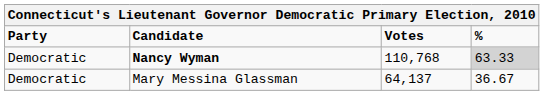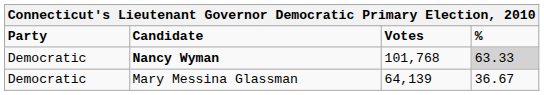(412, 58) 110,768 -> (412, 58) 101,768
(408, 79) 64,137 -> (408, 79) 64,139
